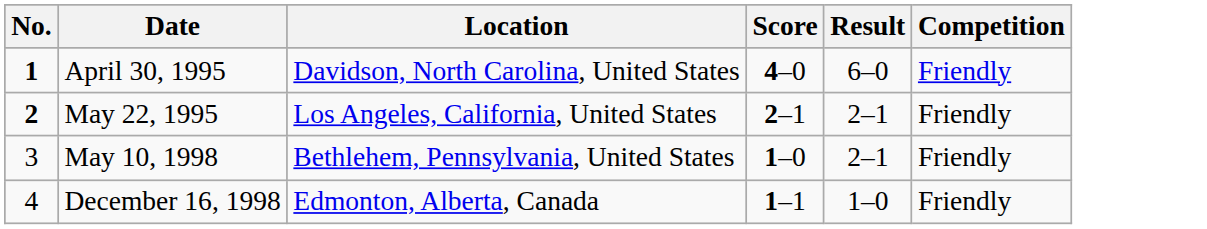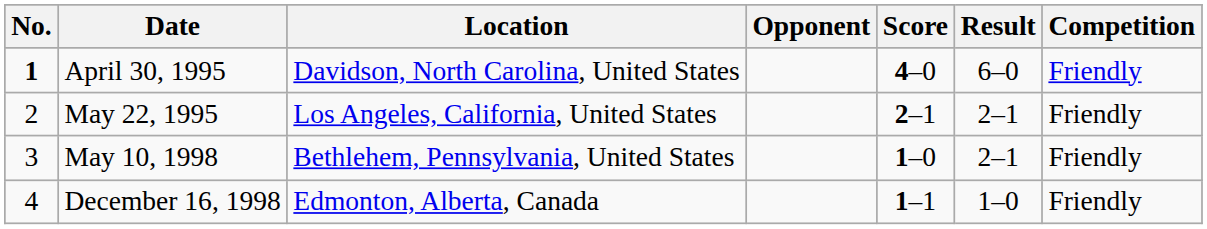+ column: (811, 26)
(31, 113) bold -> (31, 113) normal
